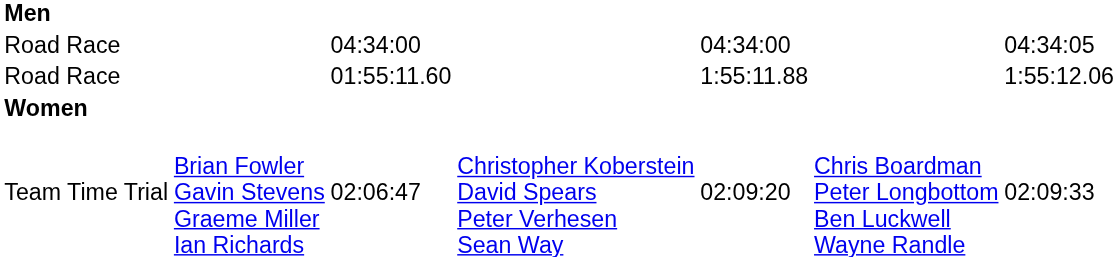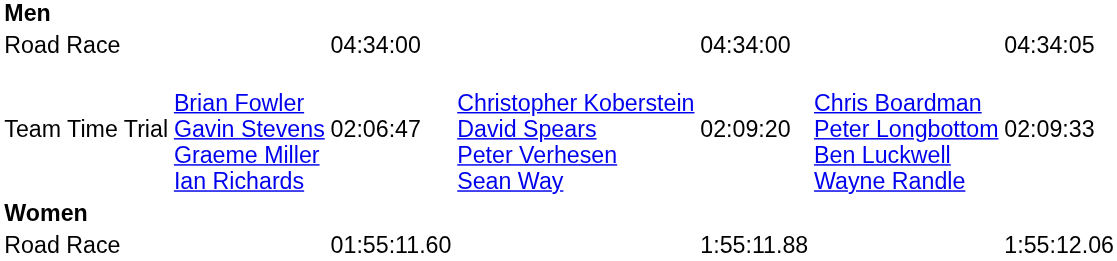rows swapped: (376, 192) <-> (391, 76)
